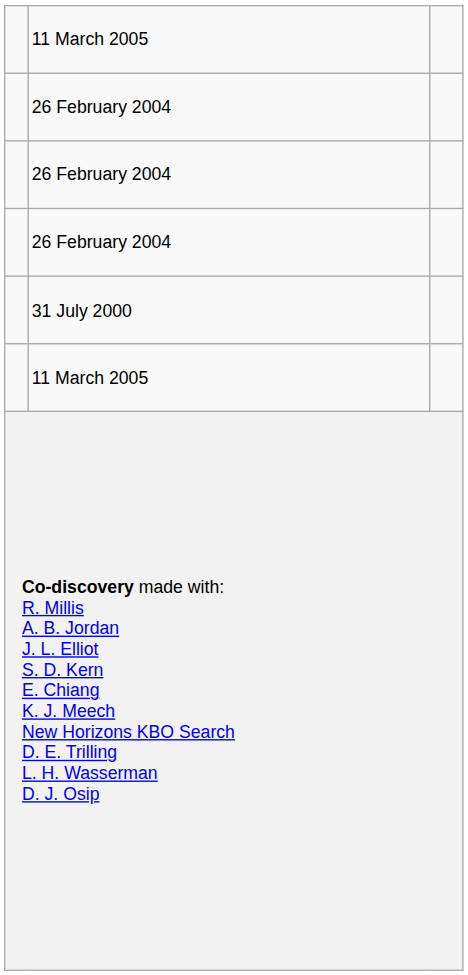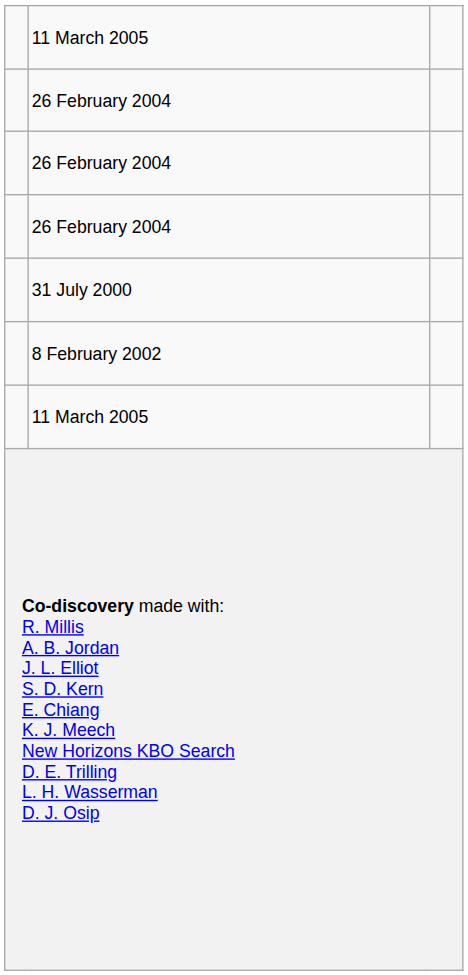+ row: (16, 353)
